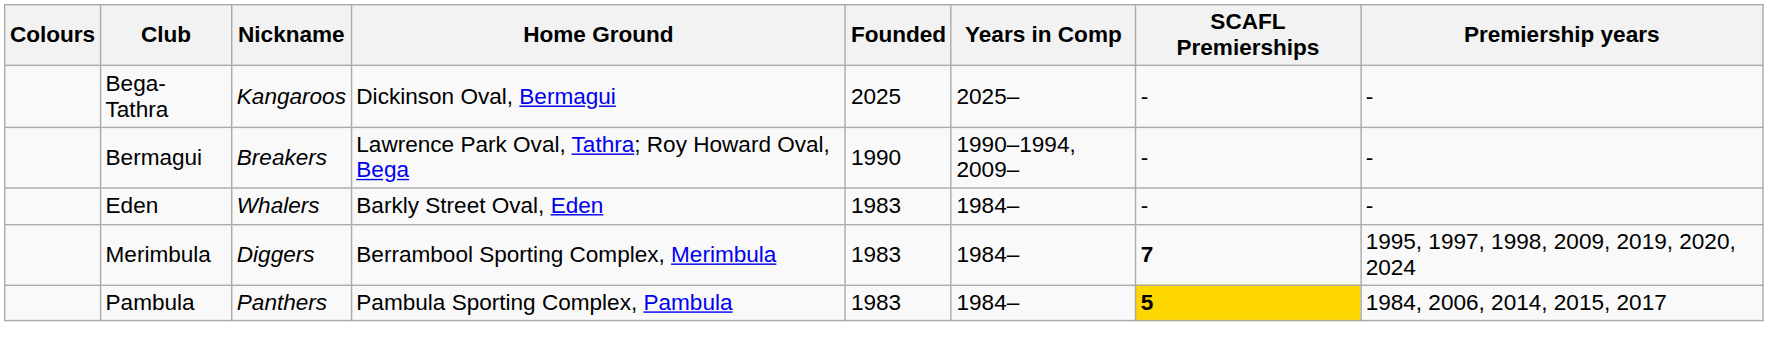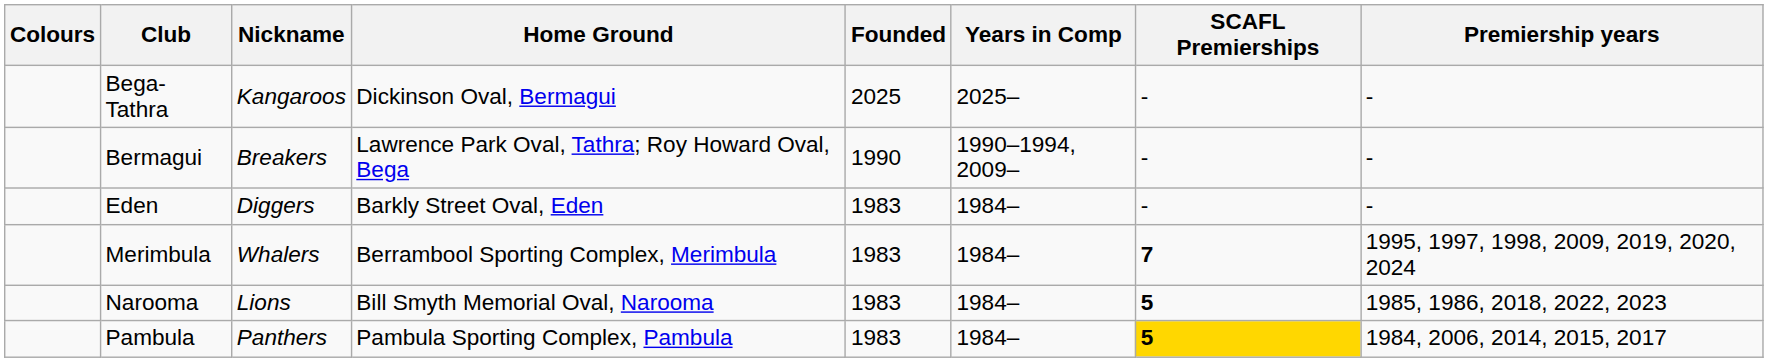(278, 205) Whalers -> (276, 205) Diggers
(276, 254) Diggers -> (278, 254) Whalers
+ row: (152, 302)
